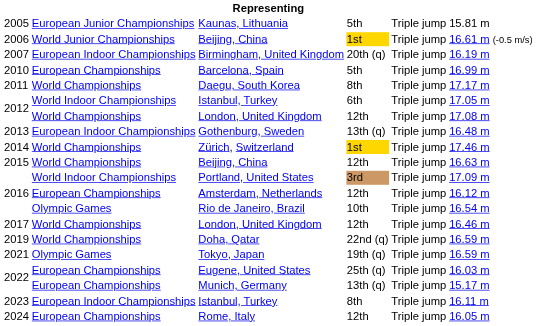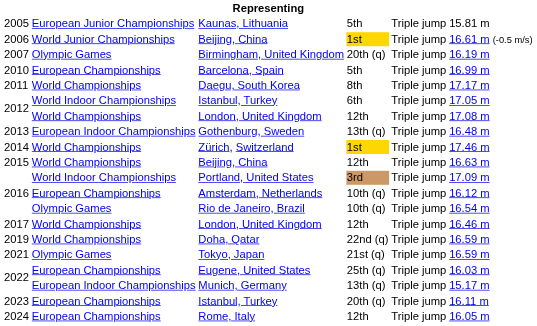(114, 54) European Indoor Championships -> (72, 54) Olympic Games
(358, 193) 12th -> (366, 193) 10th (q)
(358, 208) 10th -> (366, 208) 10th (q)
(366, 254) 19th (q) -> (366, 254) 21st (q)
(96, 285) European Championships -> (114, 285) European Indoor Championships
(114, 301) European Indoor Championships -> (96, 301) European Championships
(355, 301) 8th -> (366, 301) 20th (q)
